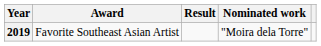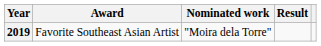columns swapped: (265, 13) <-> (200, 13)
